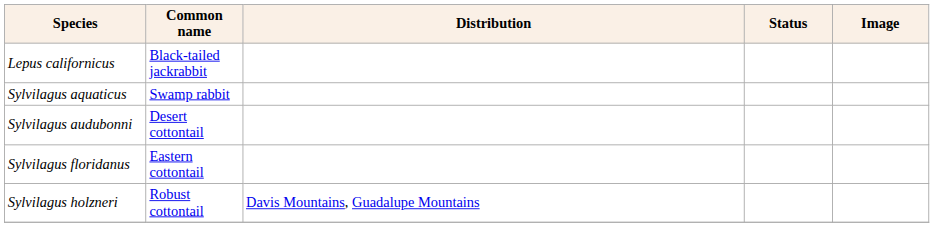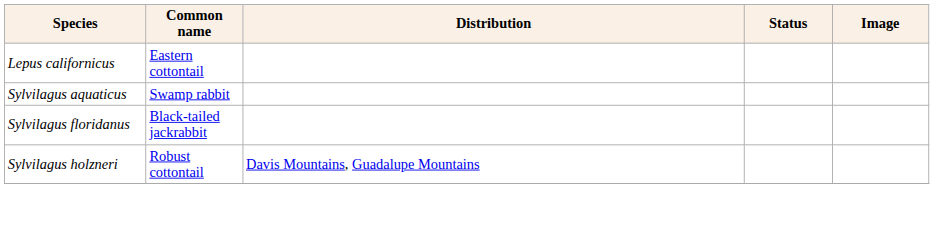(185, 63) Black-tailed jackrabbit -> (177, 63) Eastern cottontail
- row: (70, 124)
(177, 163) Eastern cottontail -> (185, 124) Black-tailed jackrabbit
